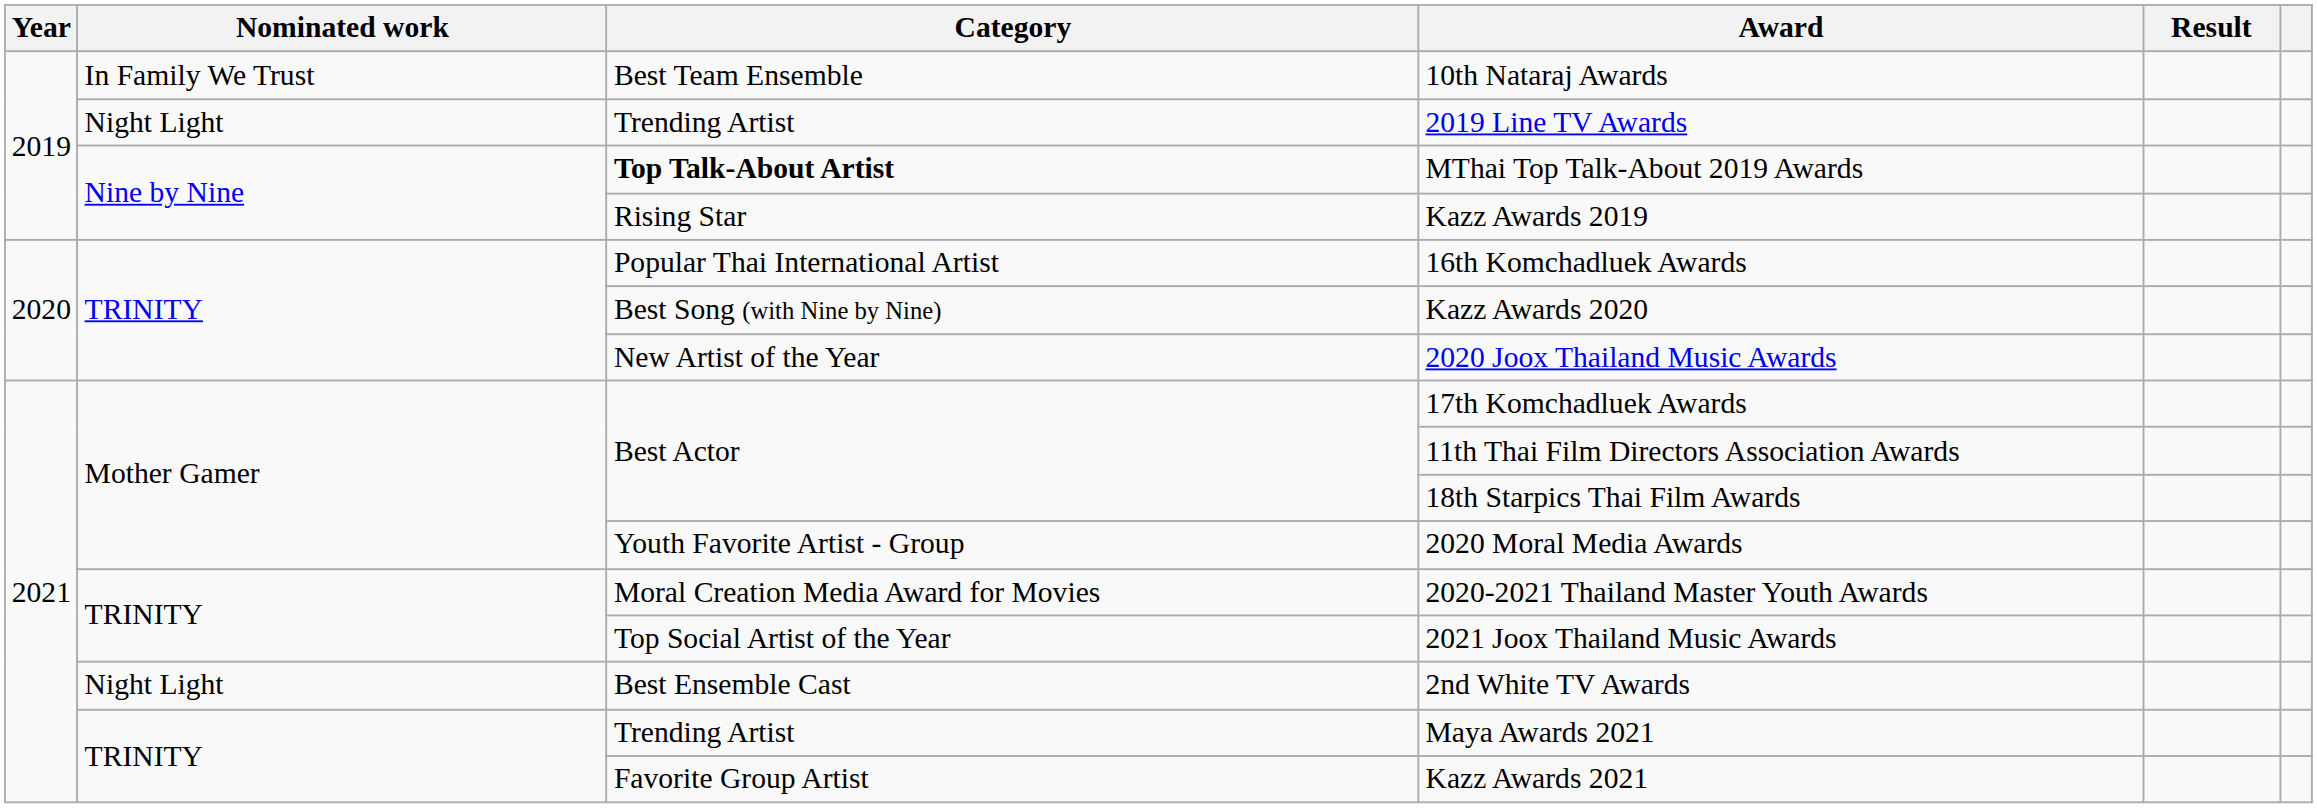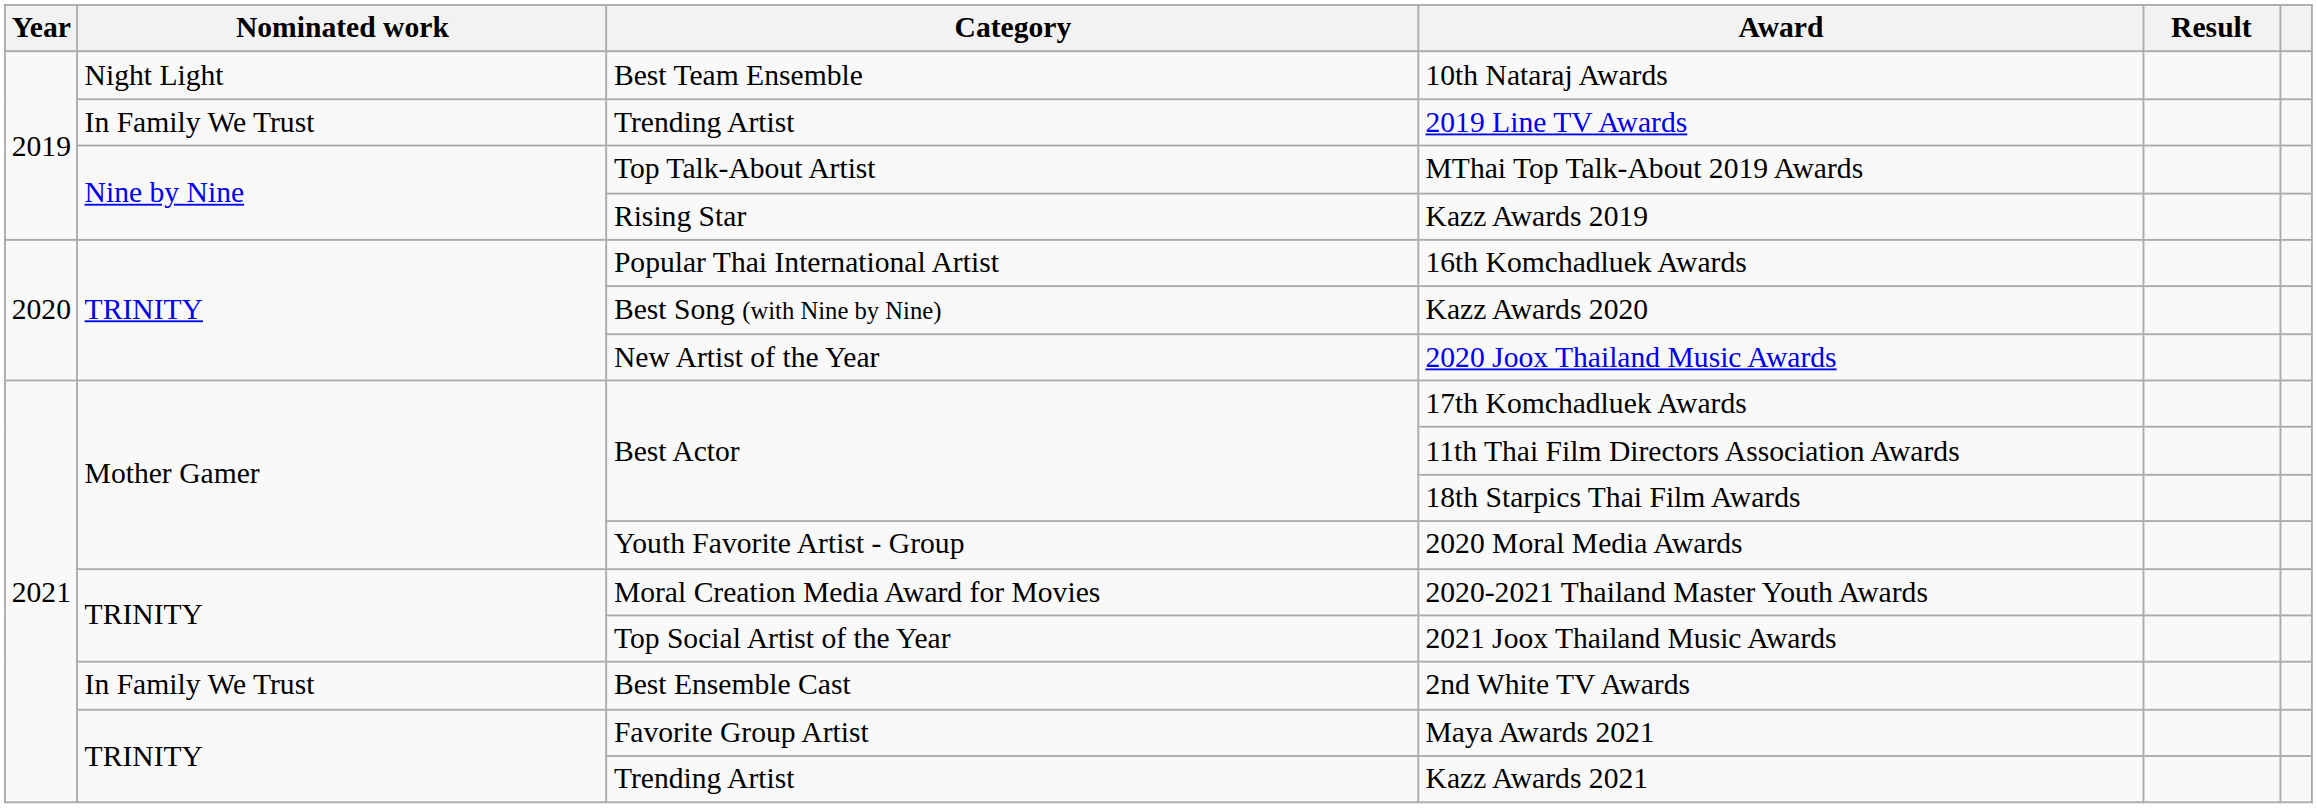(199, 74) In Family We Trust -> (154, 74) Night Light
(154, 121) Night Light -> (199, 121) In Family We Trust
(754, 168) bold -> (745, 168) normal
(154, 685) Night Light -> (199, 685) In Family We Trust
(704, 732) Trending Artist -> (741, 732) Favorite Group Artist
(741, 779) Favorite Group Artist -> (704, 779) Trending Artist
